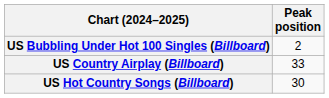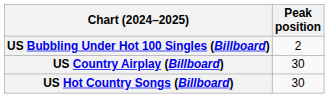(298, 64) 33 -> (298, 64) 30
